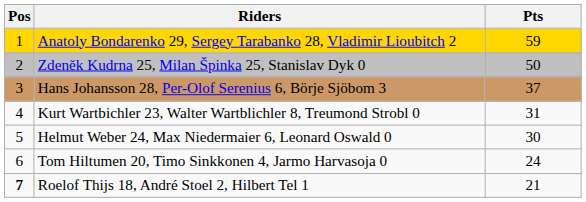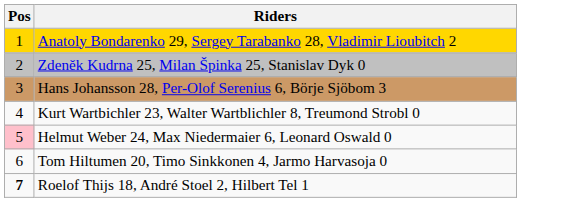- column: (533, 16)
(19, 137) no background -> (19, 137) pink background
